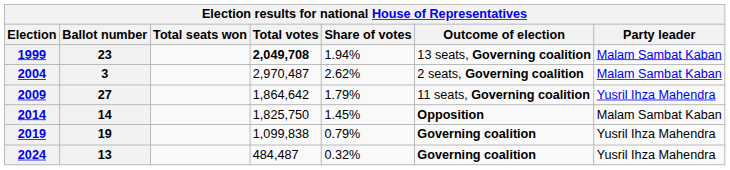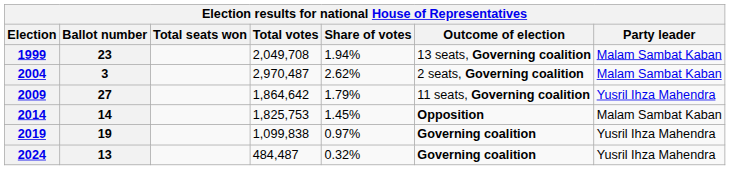(281, 54) bold -> (281, 54) normal
(281, 114) 1,825,750 -> (281, 114) 1,825,753
(342, 134) 0.79% -> (342, 134) 0.97%
